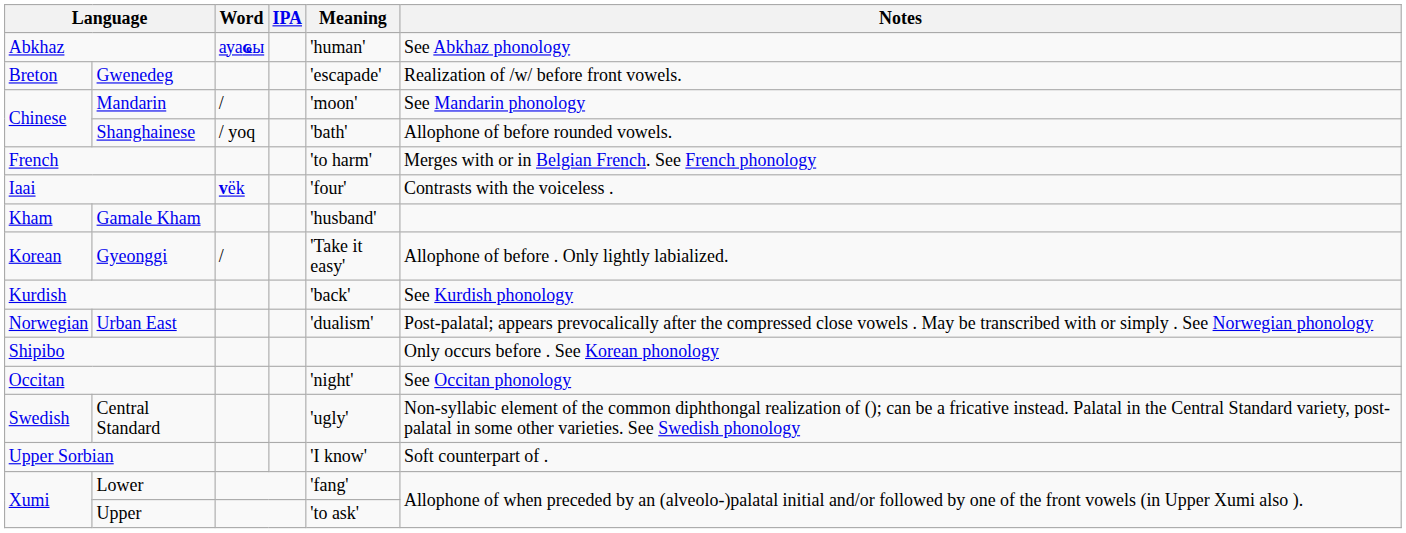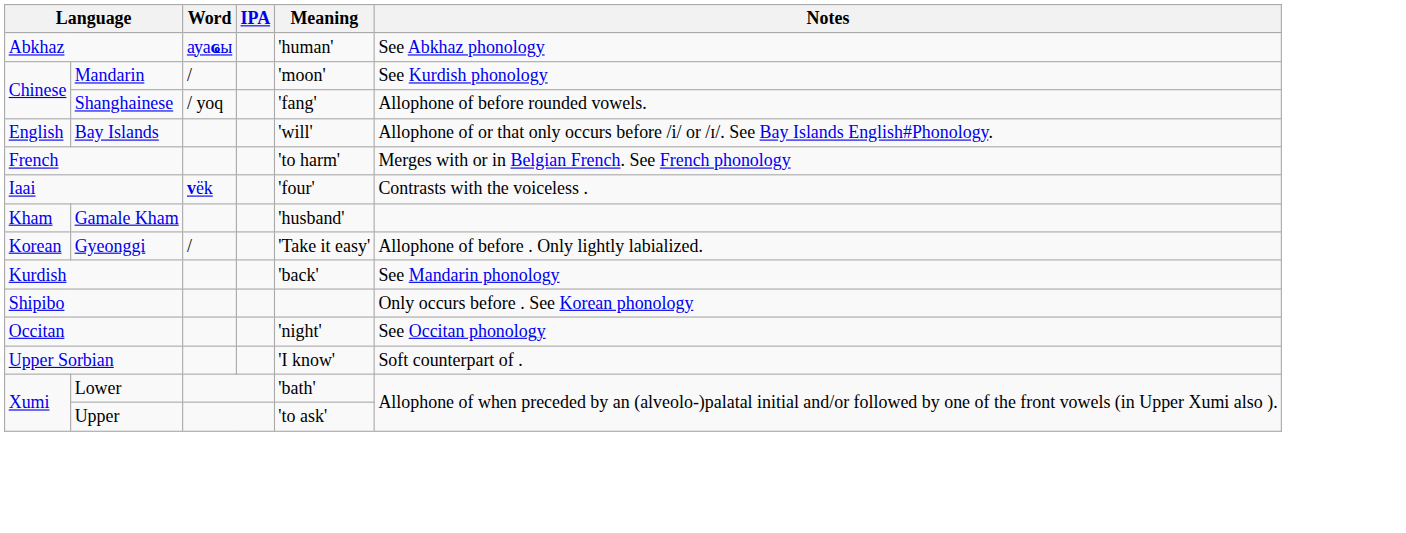- row: (135, 75)
(495, 103) See Mandarin phonology -> (463, 75) See Kurdish phonology
(329, 132) 'bath' -> (298, 103) 'fang'
+ row: (117, 132)
(489, 294) See Kurdish phonology -> (469, 274) See Mandarin phonology
- row: (137, 323)
- row: (128, 418)
(329, 485) 'fang' -> (297, 388) 'bath'
